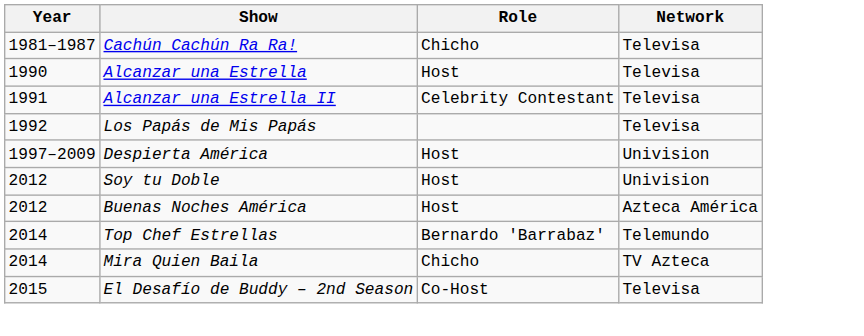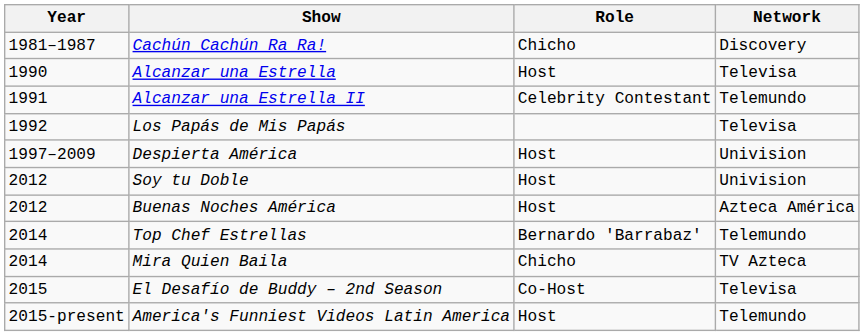(661, 45) Televisa -> (763, 45) Discovery
(661, 99) Televisa -> (763, 99) Telemundo
+ row: (321, 316)
